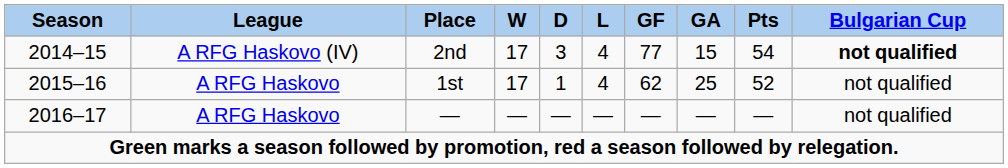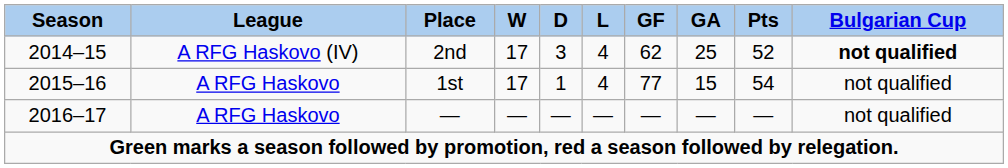(651, 52) 77 -> (651, 52) 62
(706, 52) 15 -> (706, 52) 25
(763, 52) 54 -> (763, 52) 52
(651, 83) 62 -> (651, 83) 77
(706, 83) 25 -> (706, 83) 15
(763, 83) 52 -> (763, 83) 54
